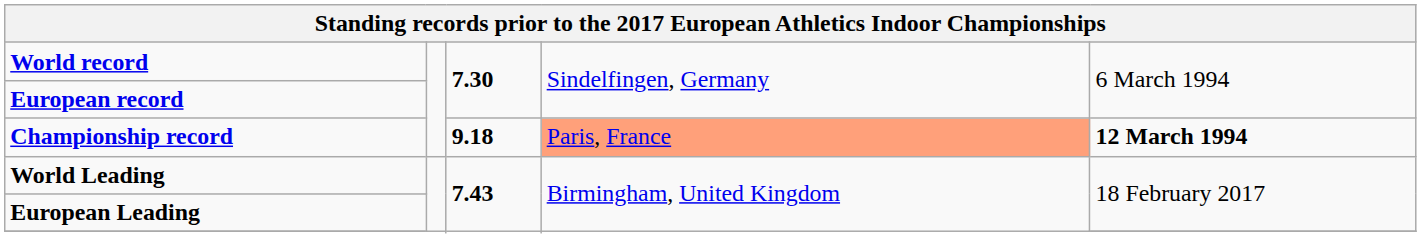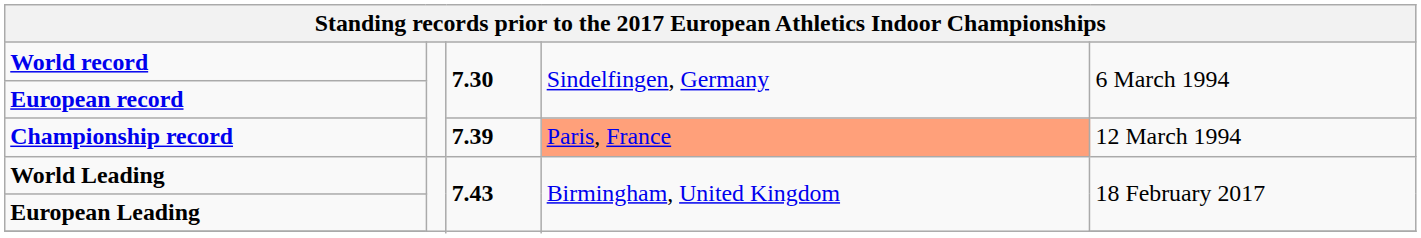(472, 136) 9.18 -> (472, 136) 7.39
(1172, 136) bold -> (1168, 136) normal
